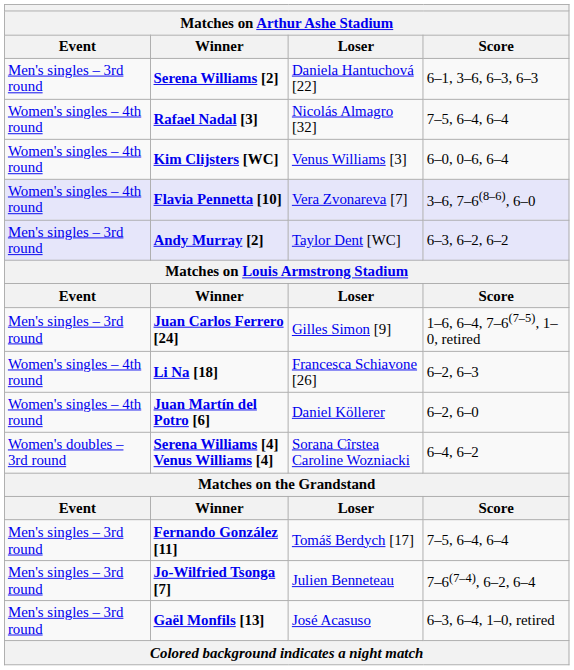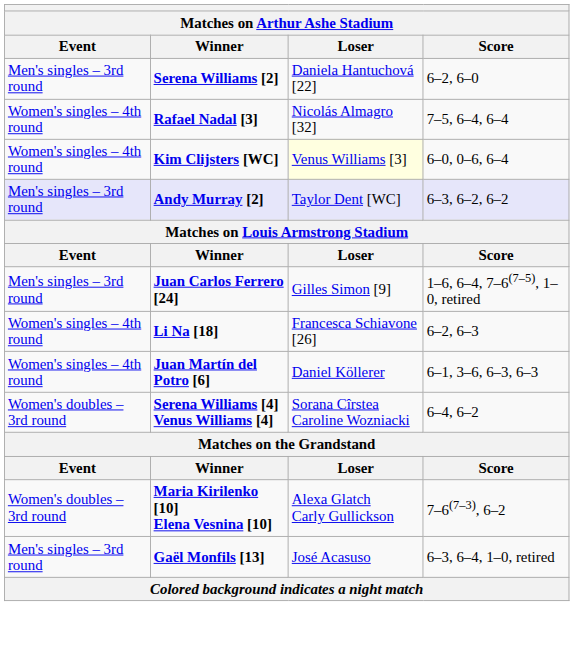(482, 78) 6–1, 3–6, 6–3, 6–3 -> (453, 78) 6–2, 6–0
(349, 159) no background -> (349, 159) lightyellow background
- row: (218, 199)
(453, 412) 6–2, 6–0 -> (482, 371) 6–1, 3–6, 6–3, 6–3
+ row: (213, 508)
- row: (216, 540)
- row: (214, 580)
